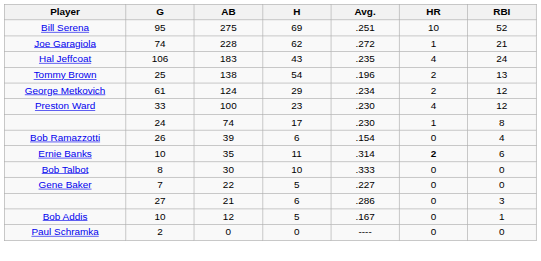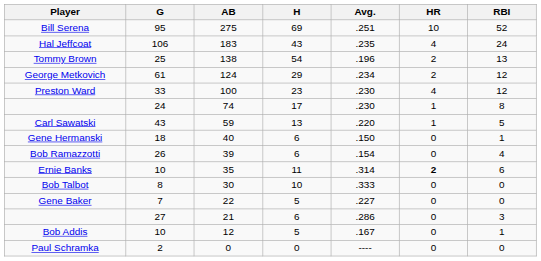- row: (65, 43)
+ row: (65, 122)
+ row: (65, 138)
